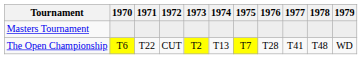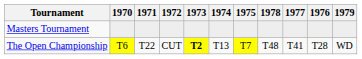columns swapped: (270, 12) <-> (320, 12)
(196, 46) normal -> (196, 46) bold
